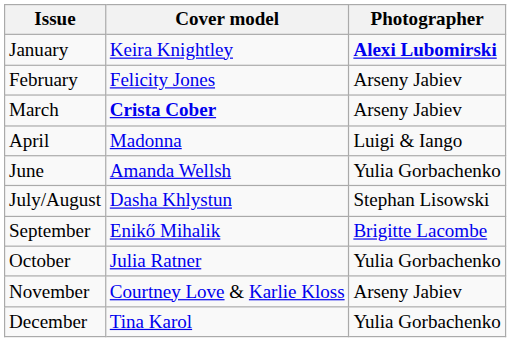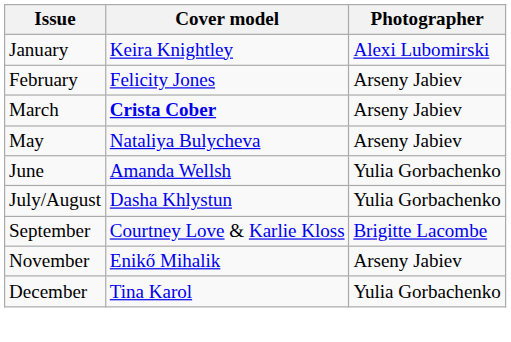(425, 49) bold -> (421, 49) normal
- row: (29, 140)
+ row: (26, 140)
(421, 200) Stephan Lisowski -> (427, 200) Yulia Gorbachenko
(165, 230) Enikő Mihalik -> (227, 230) Courtney Love & Karlie Kloss
- row: (40, 261)
(227, 291) Courtney Love & Karlie Kloss -> (165, 261) Enikő Mihalik
